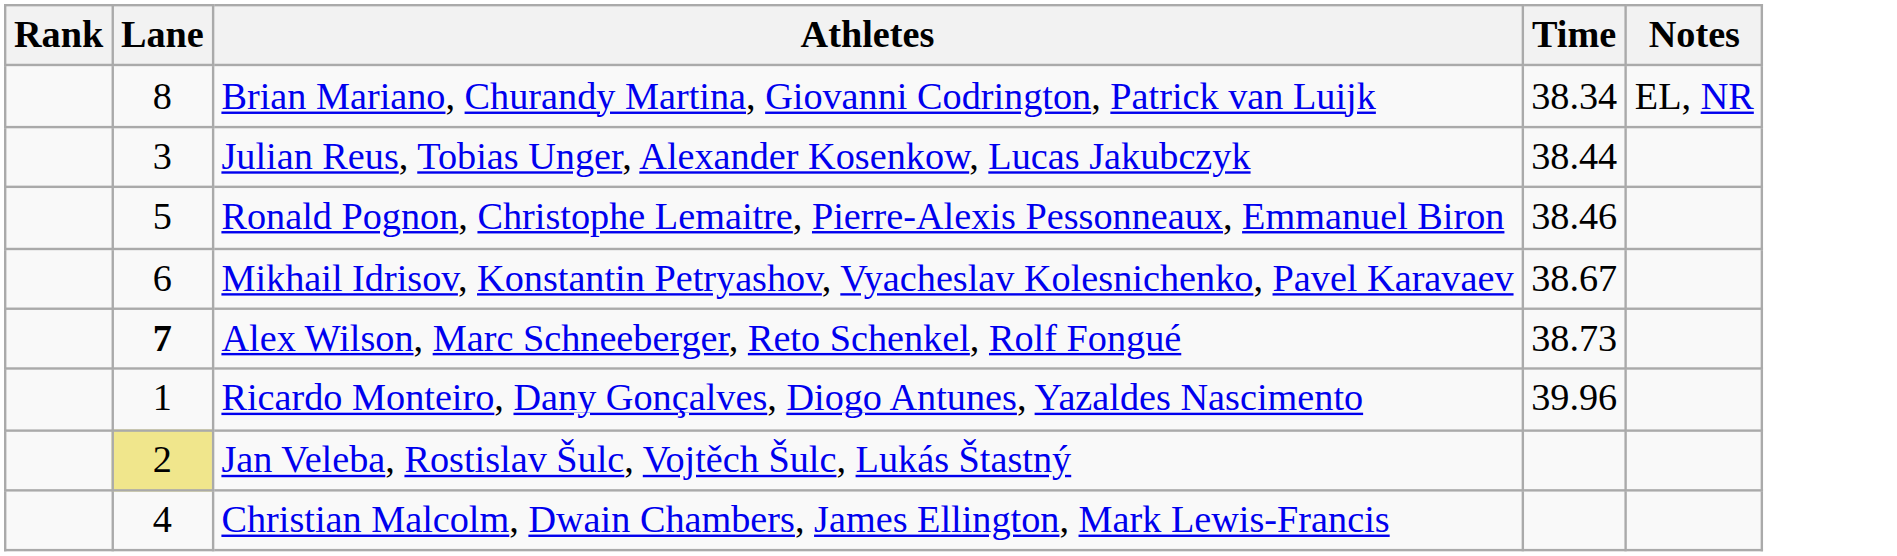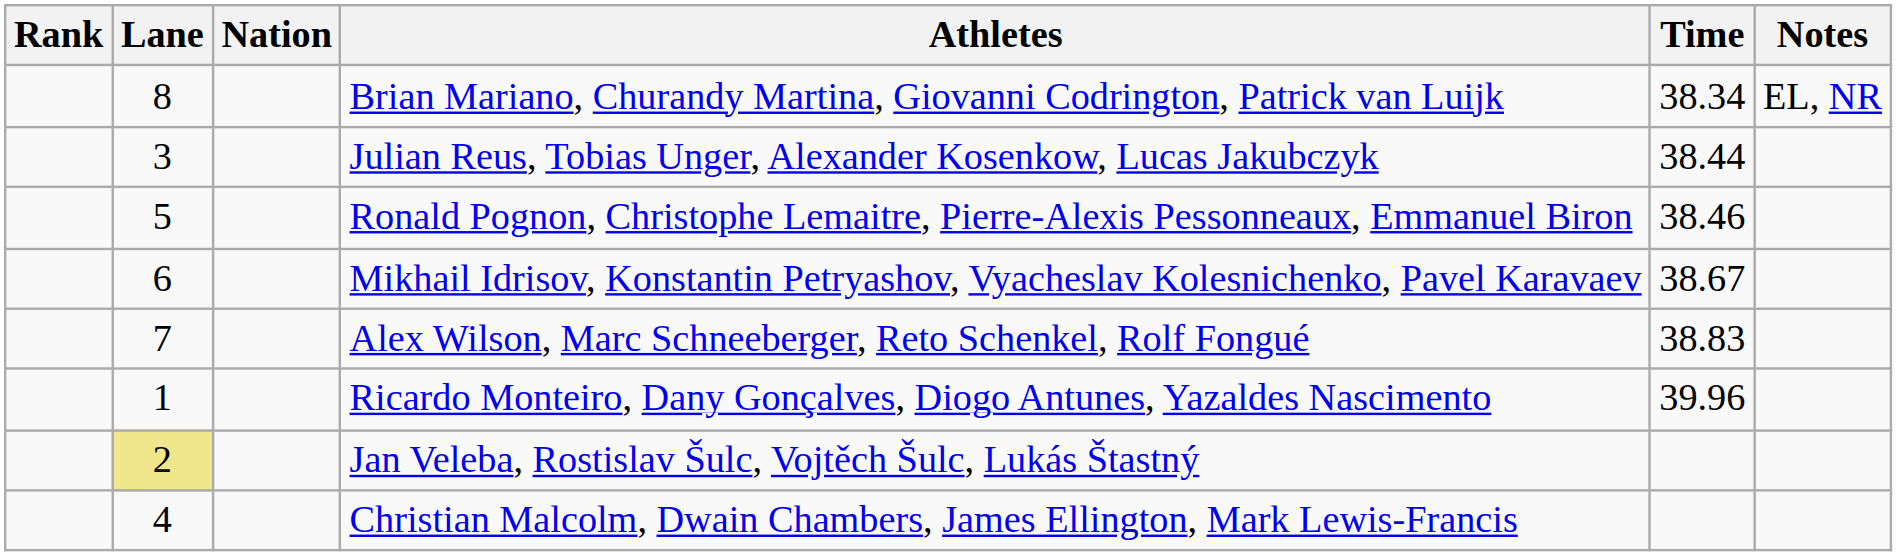+ column: (277, 34)
(162, 338) bold -> (162, 338) normal
(1574, 338) 38.73 -> (1702, 338) 38.83
